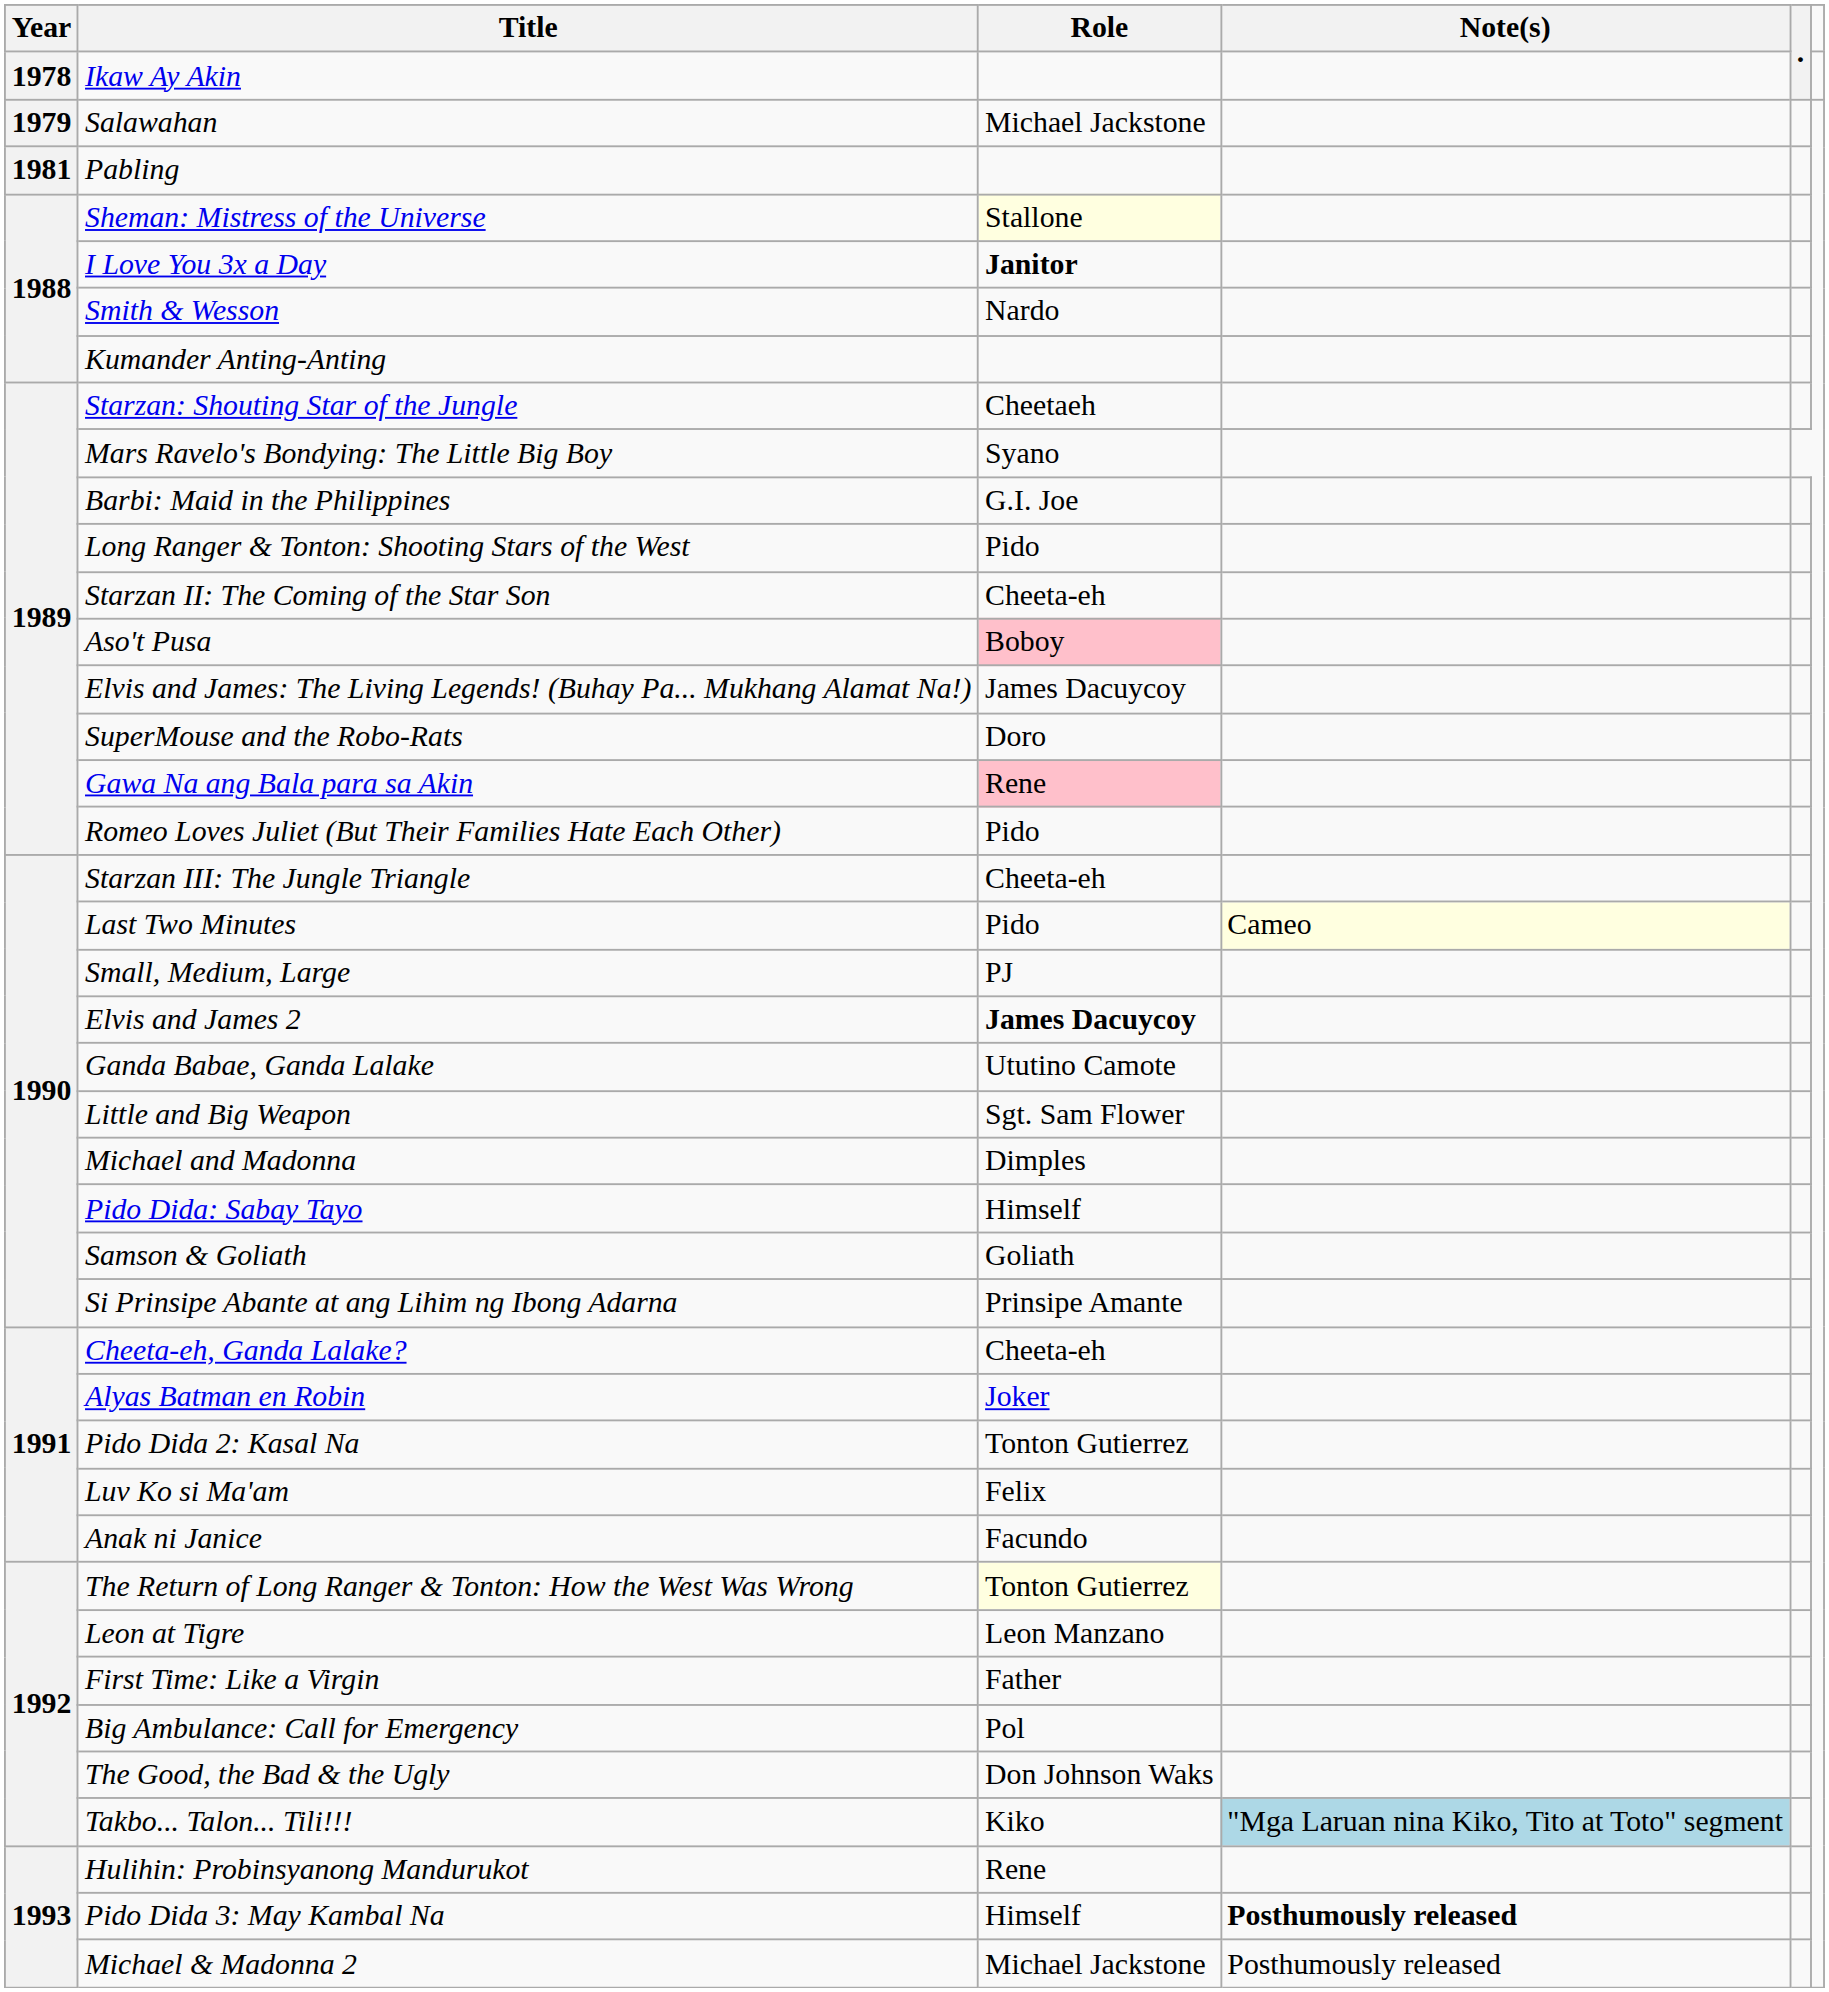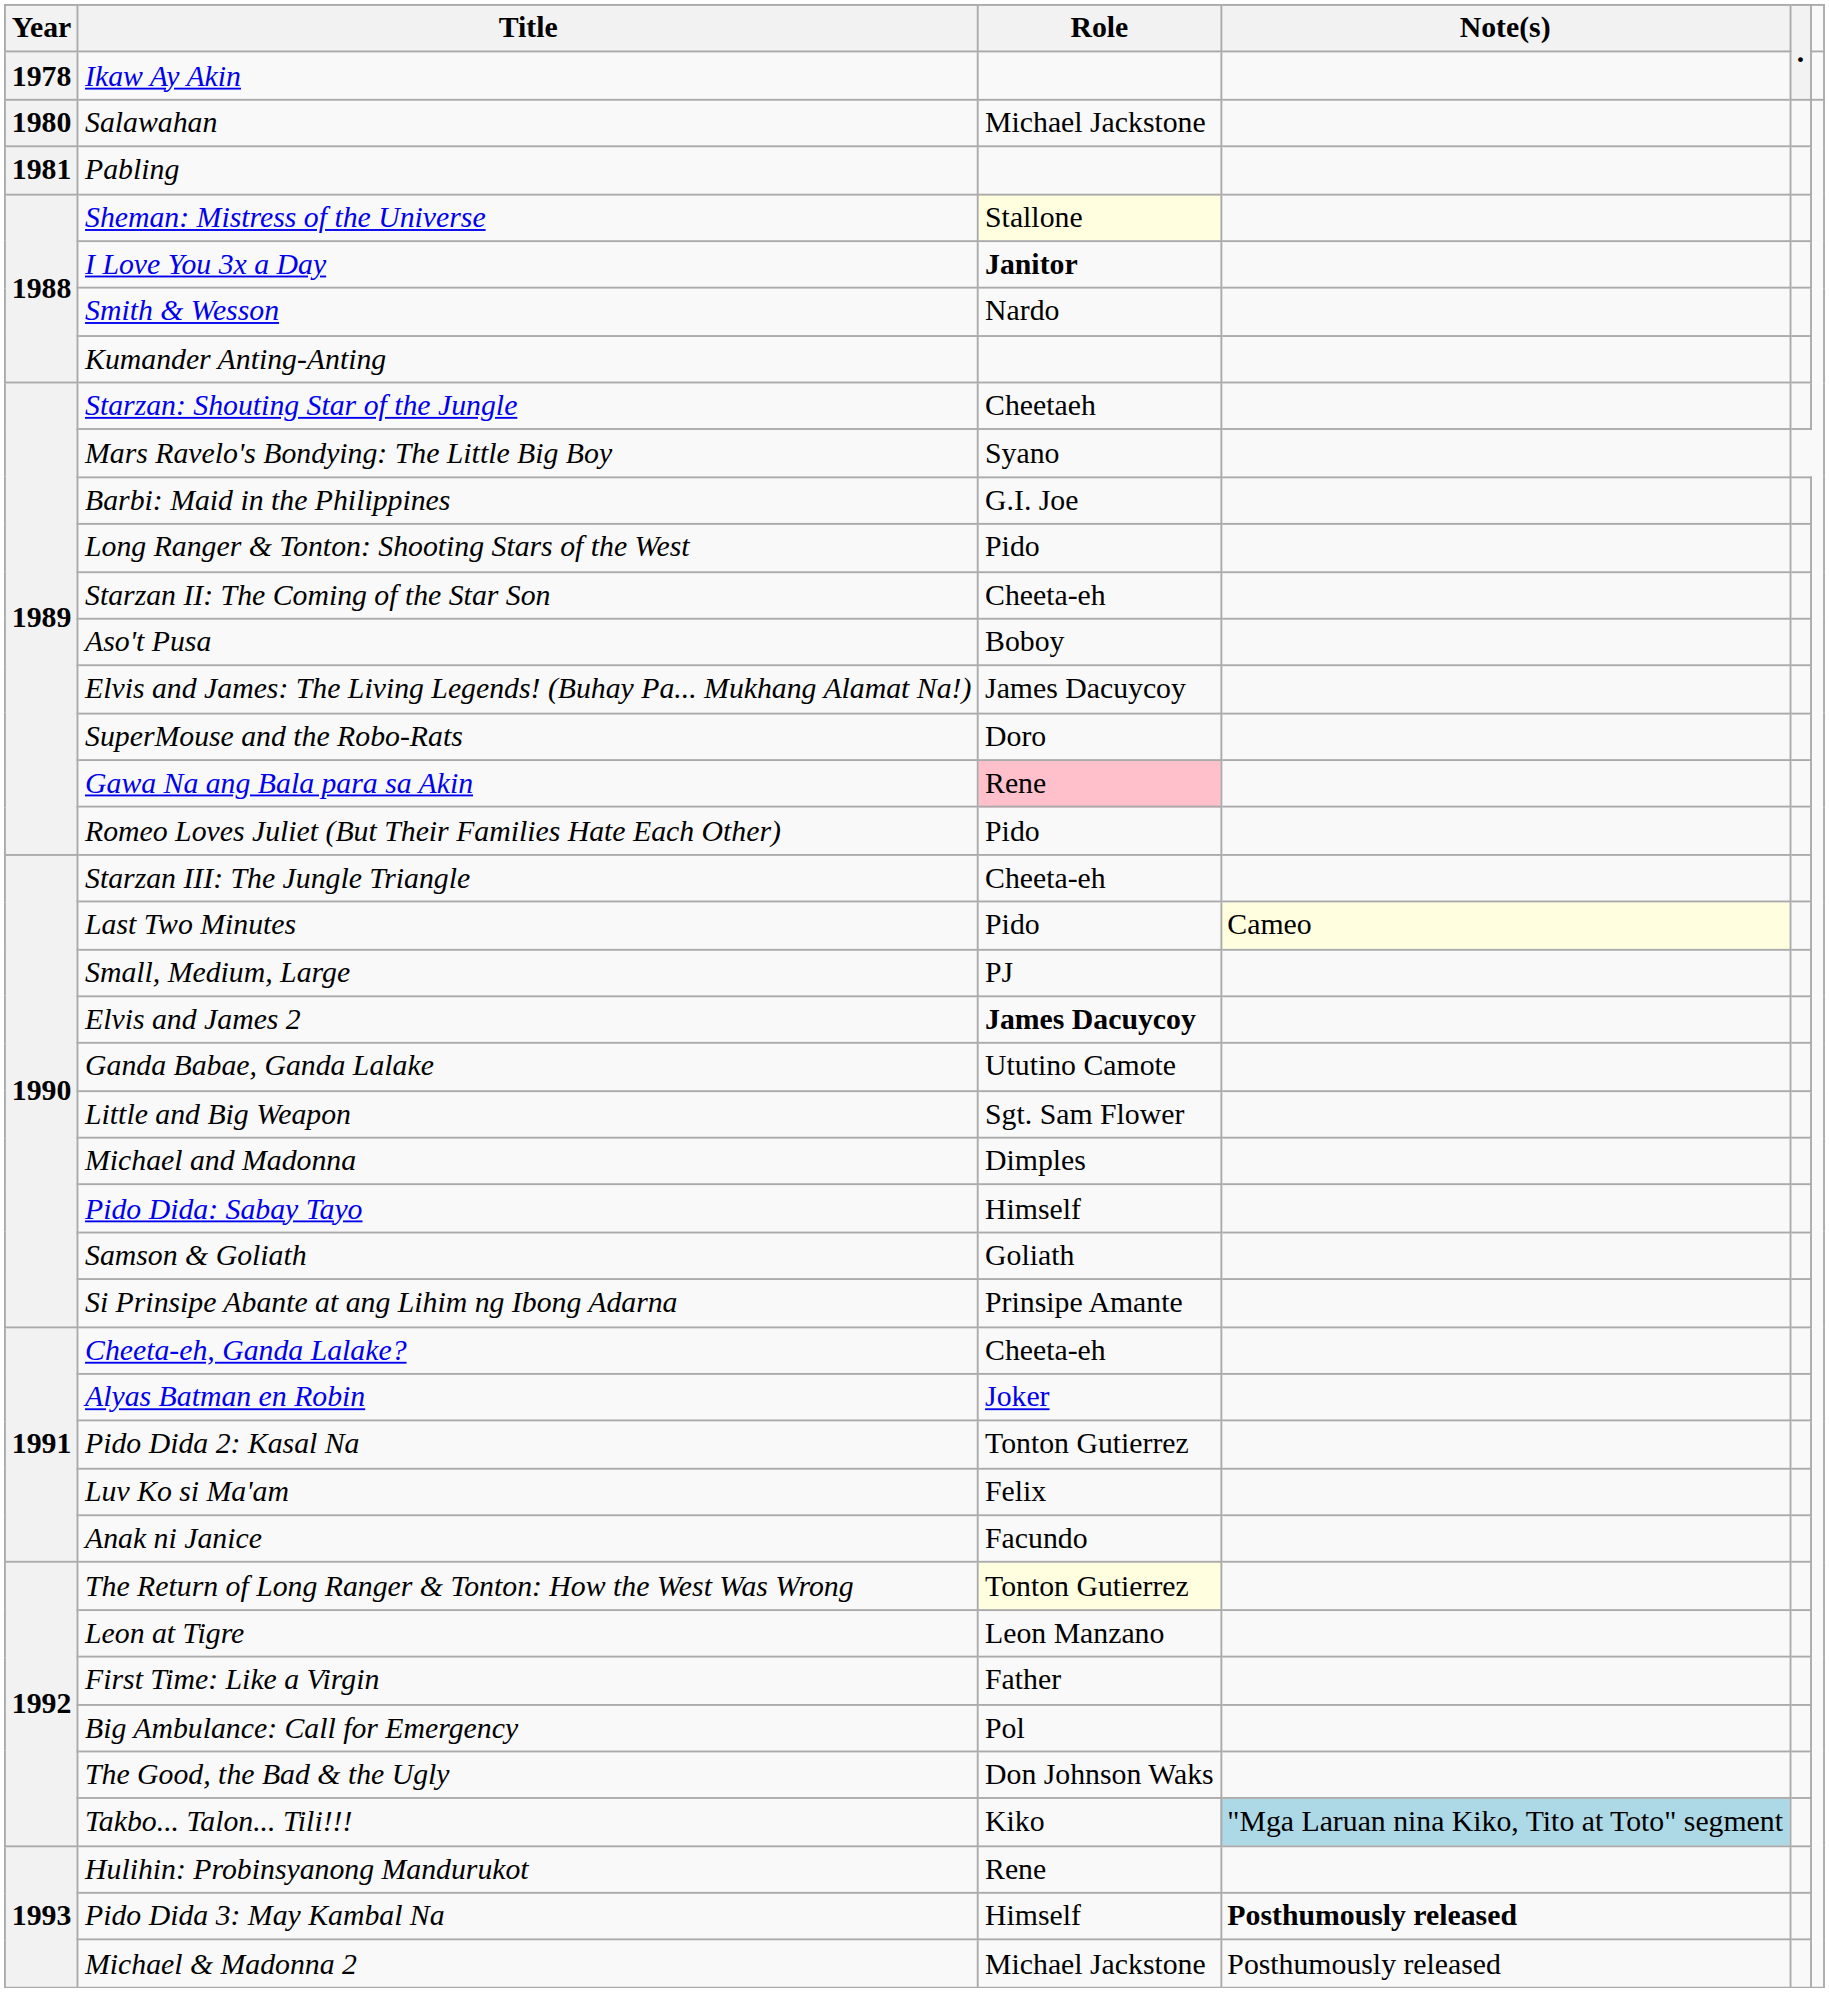(42, 122) 1979 -> (42, 122) 1980
(1025, 641) pink background -> (1025, 641) no background
